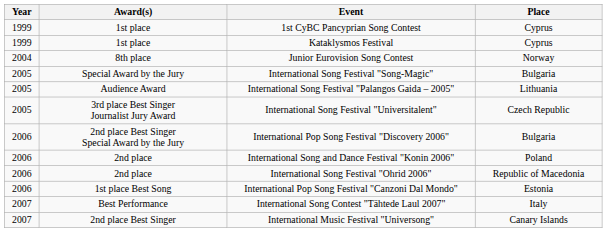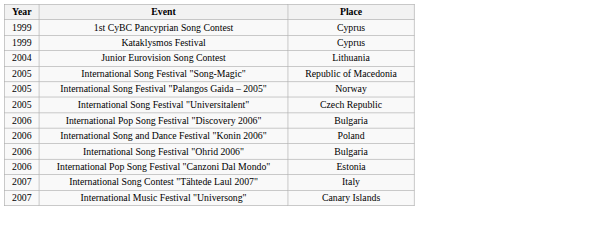- column: (133, 12)
(539, 58) Norway -> (351, 58) Lithuania
(539, 74) Bulgaria -> (351, 74) Republic of Macedonia
(539, 89) Lithuania -> (351, 89) Norway
(539, 173) Republic of Macedonia -> (351, 151) Bulgaria
